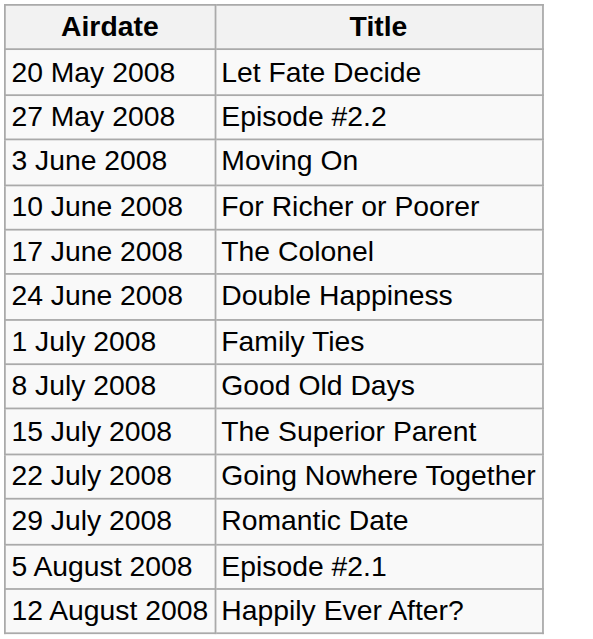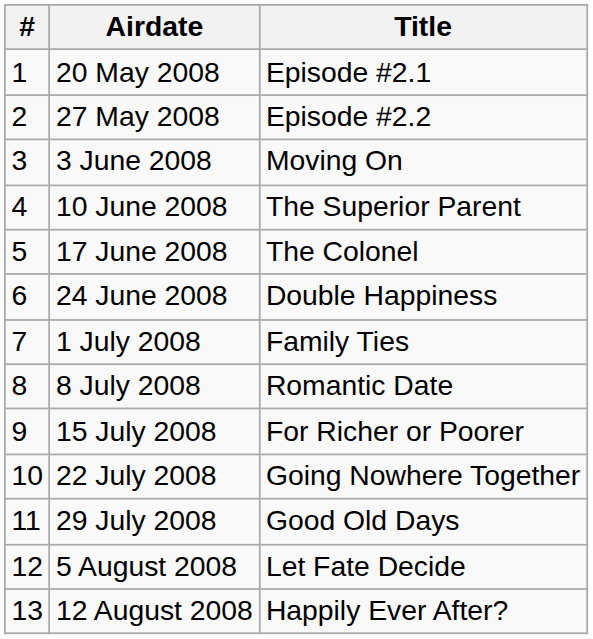+ column: (27, 26)
(321, 71) Let Fate Decide -> (349, 71) Episode #2.1
(350, 206) For Richer or Poorer -> (393, 206) The Superior Parent
(318, 386) Good Old Days -> (360, 386) Romantic Date
(349, 431) The Superior Parent -> (395, 431) For Richer or Poorer
(315, 521) Romantic Date -> (363, 521) Good Old Days
(304, 565) Episode #2.1 -> (366, 565) Let Fate Decide
